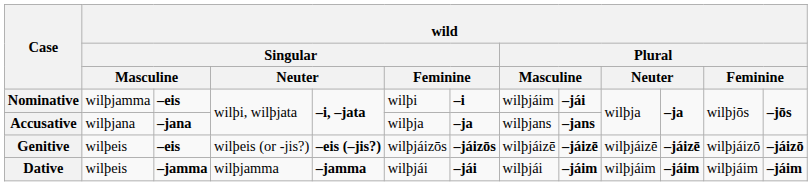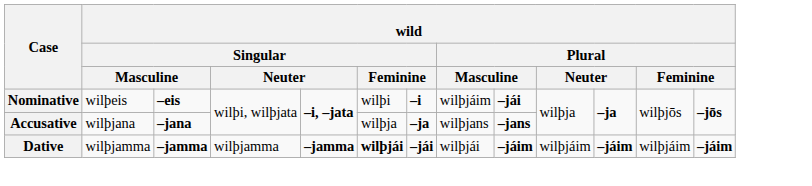(118, 100) wilþjamma -> (106, 100) wilþeis
- row: (43, 146)
(106, 169) wilþeis -> (118, 146) wilþjamma
(408, 169) normal -> (382, 146) bold
